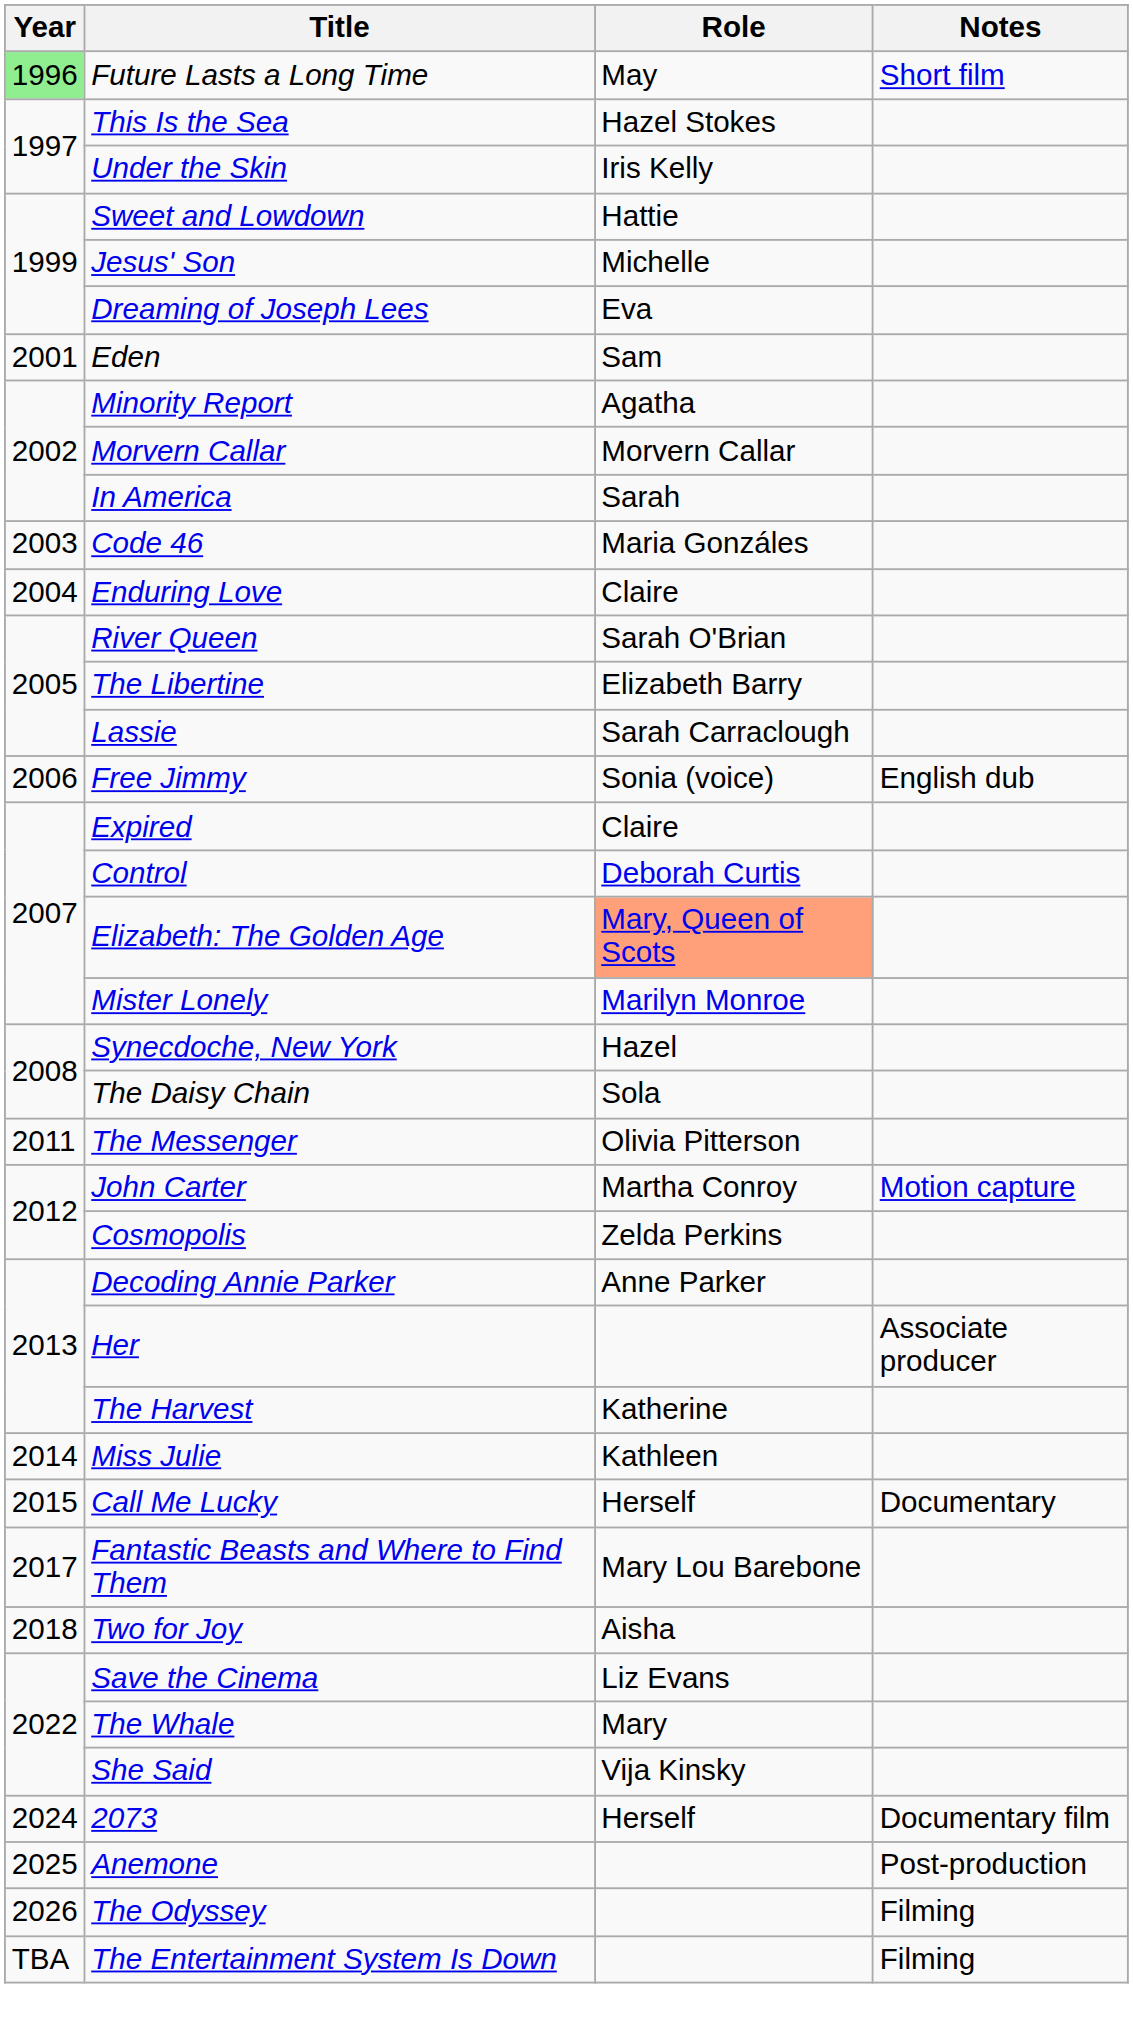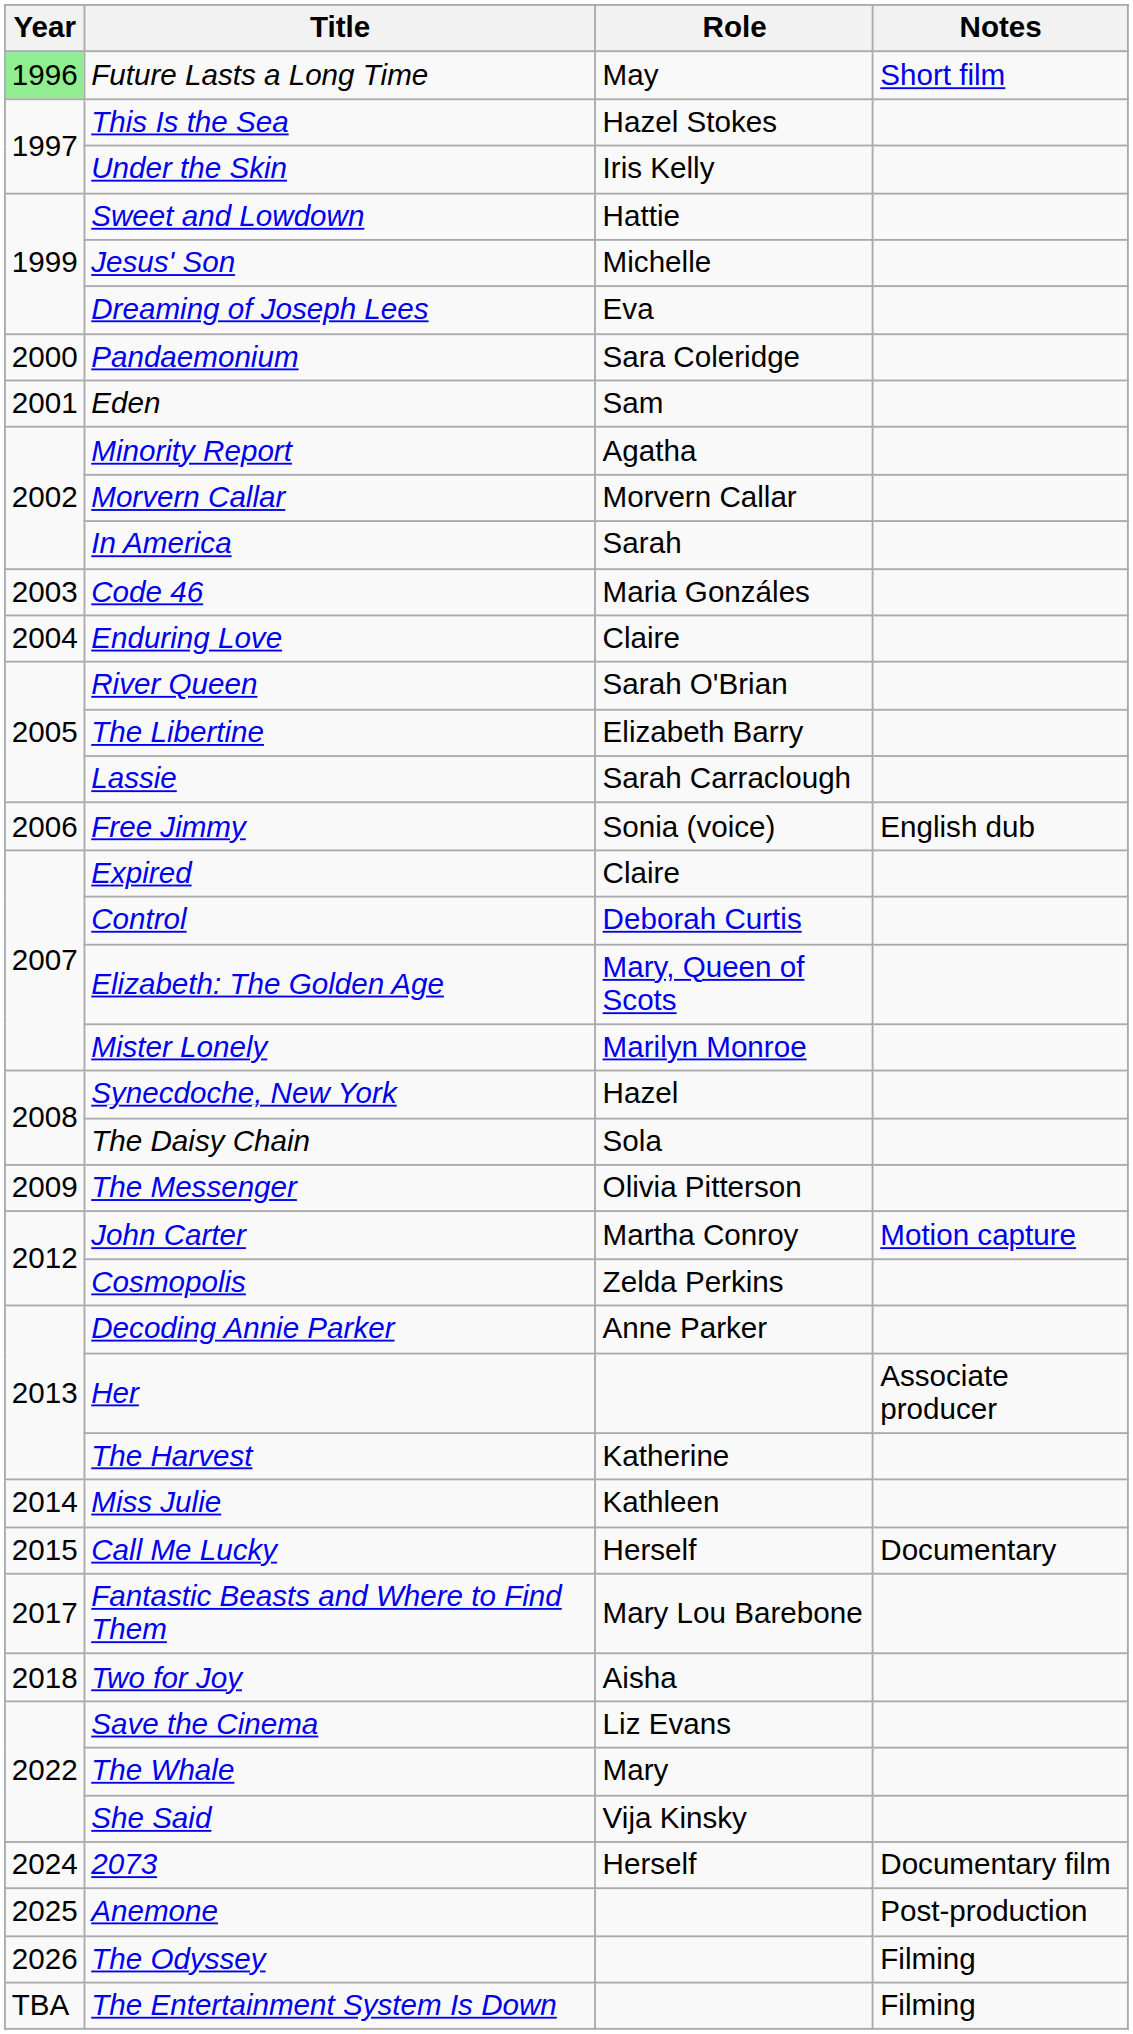+ row: (195, 356)
(702, 936) lightsalmon background -> (704, 983) no background
(44, 1140) 2011 -> (45, 1187) 2009
